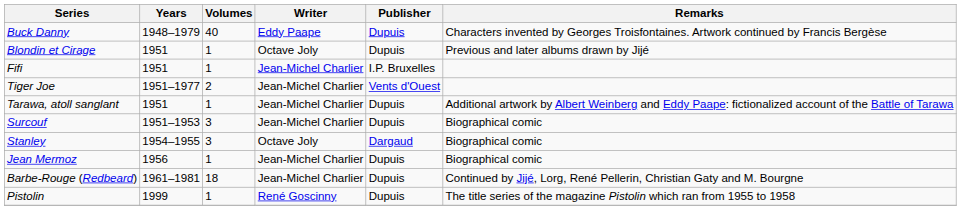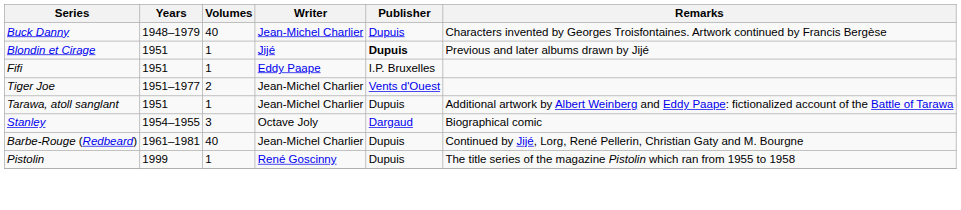(289, 31) Eddy Paape -> (311, 31) Jean-Michel Charlier
(288, 50) Octave Joly -> (266, 50) Jijé
(387, 50) normal -> (388, 50) bold
(311, 68) Jean-Michel Charlier -> (289, 68) Eddy Paape
- row: (27, 123)
- row: (42, 159)
(212, 178) 18 -> (212, 141) 40
